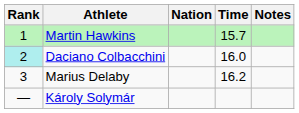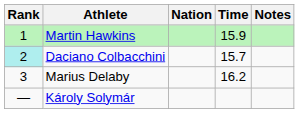(233, 35) 15.7 -> (233, 35) 15.9
(233, 56) 16.0 -> (233, 56) 15.7
